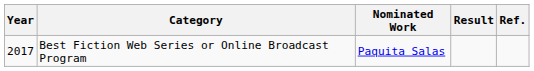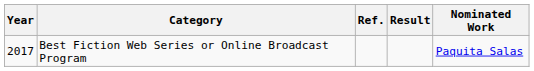columns swapped: (403, 20) <-> (513, 20)
